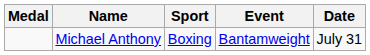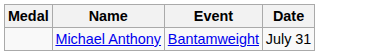- column: (190, 16)
